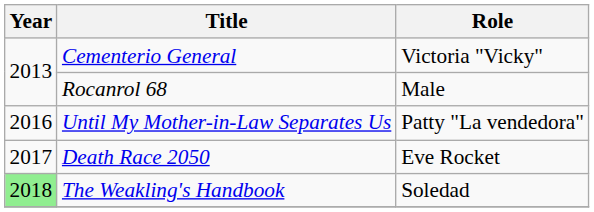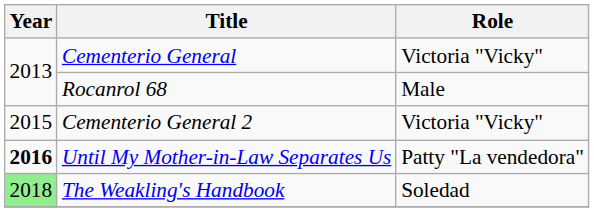+ row: (157, 122)
(31, 122) normal -> (31, 156) bold
- row: (136, 156)
